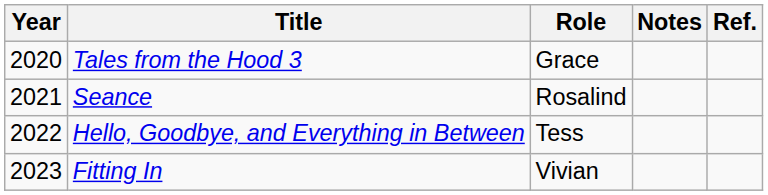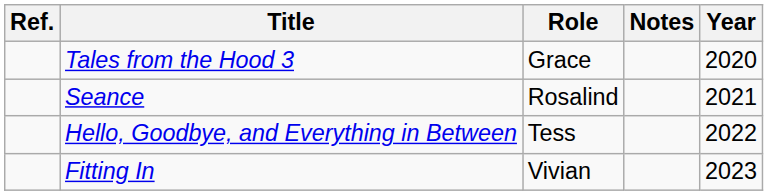columns swapped: (36, 23) <-> (735, 23)
